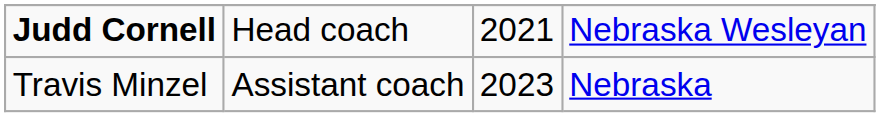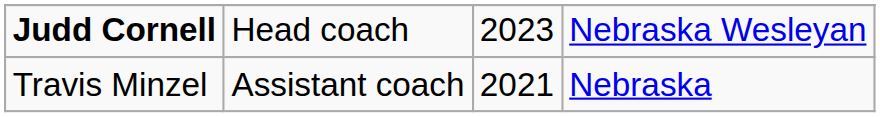(517, 30) 2021 -> (517, 30) 2023
(517, 83) 2023 -> (517, 83) 2021
